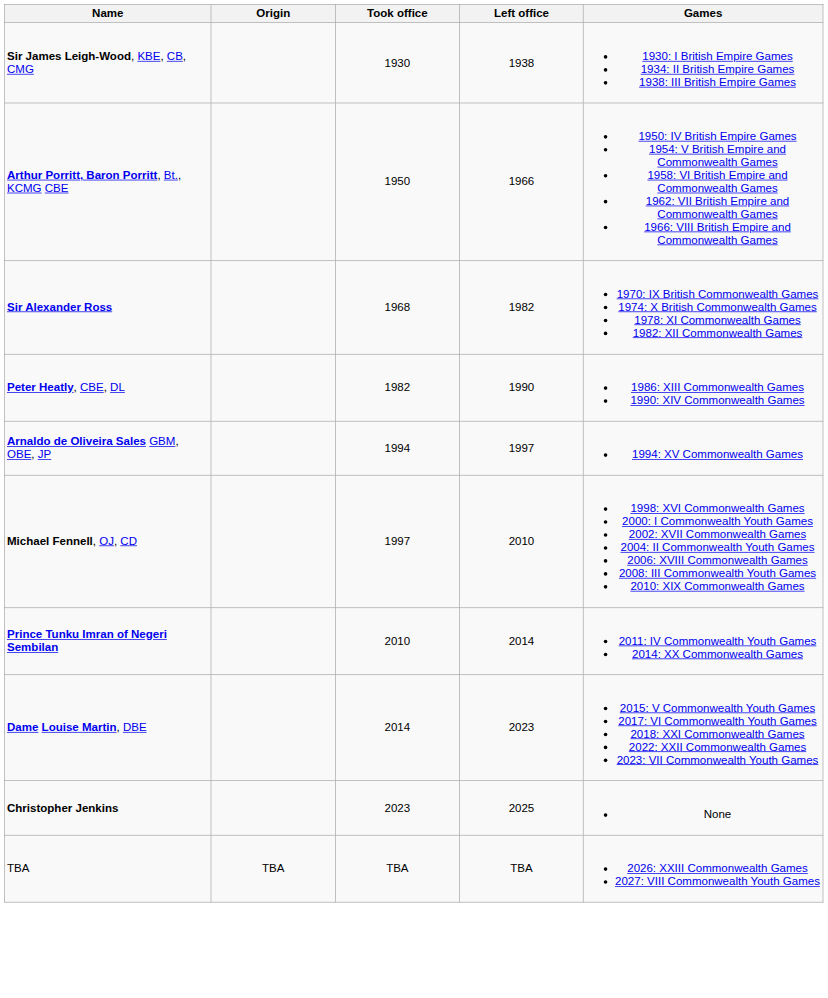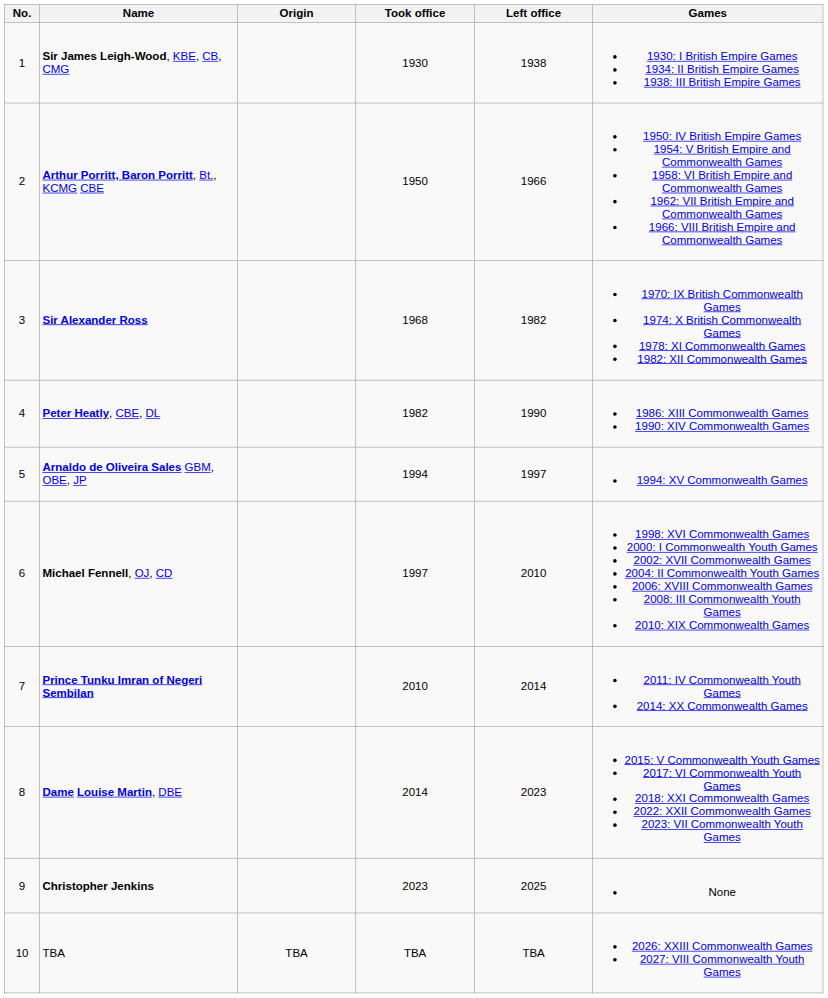+ column: (22, 13)
